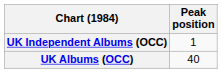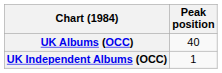rows swapped: (87, 59) <-> (87, 42)
